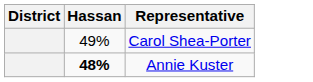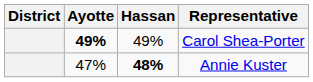+ column: (91, 16)
